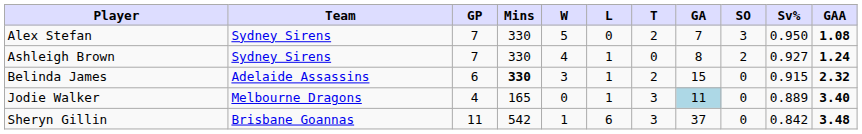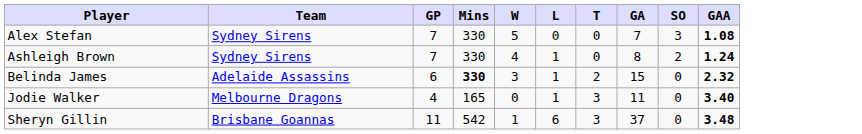- column: (789, 15)
(654, 36) 2 -> (597, 36) 0
(699, 98) lightblue background -> (637, 98) no background
